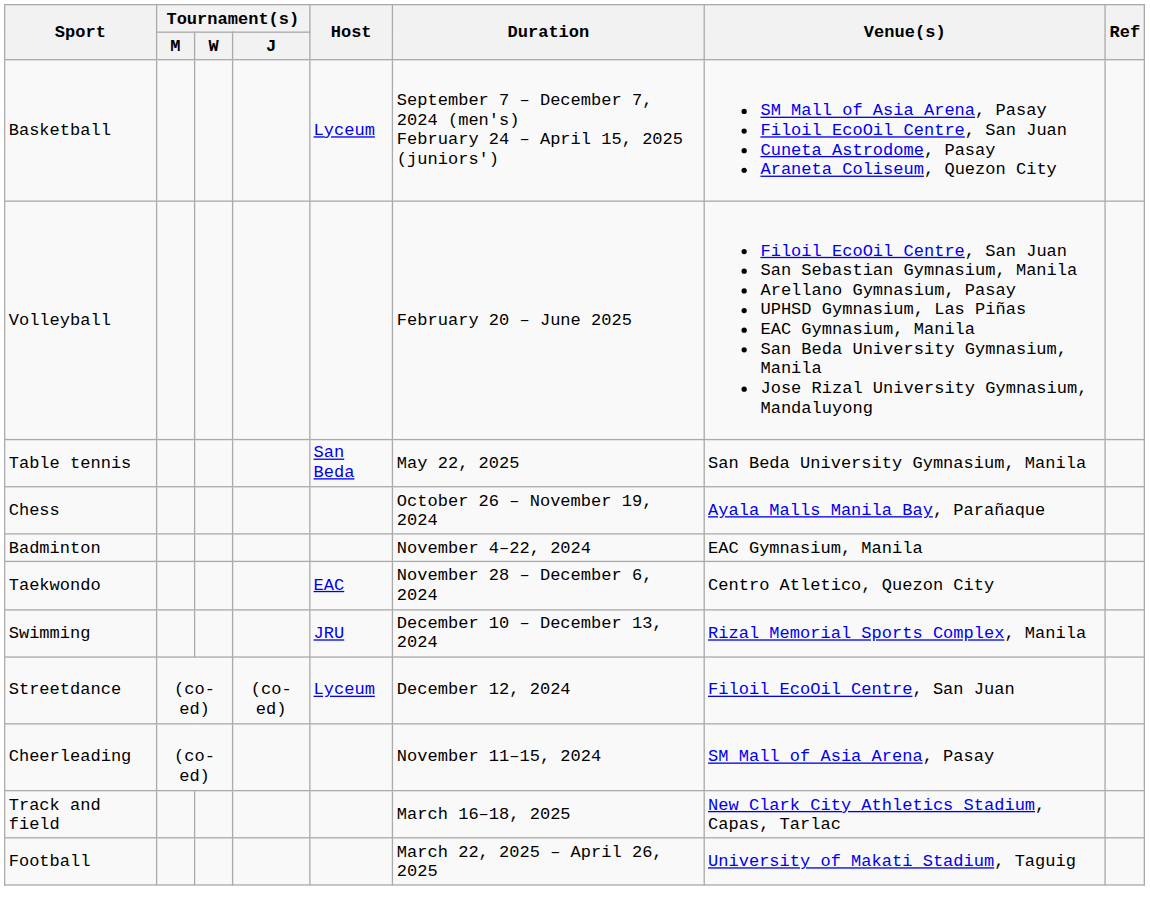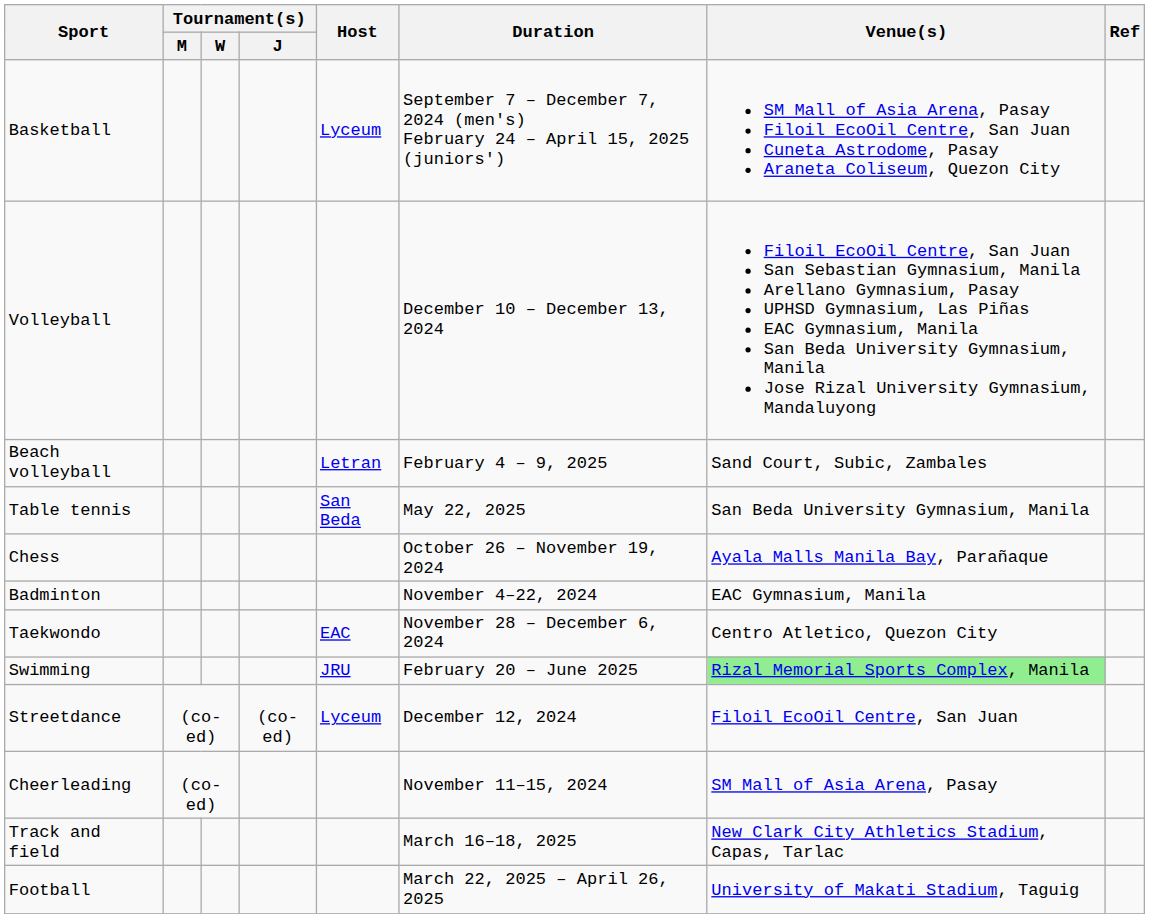(514, 320) February 20 – June 2025 -> (536, 320) December 10 – December 13, 2024
+ row: (60, 463)
(530, 633) December 10 – December 13, 2024 -> (521, 671) February 20 – June 2025
(897, 633) no background -> (900, 671) lightgreen background
